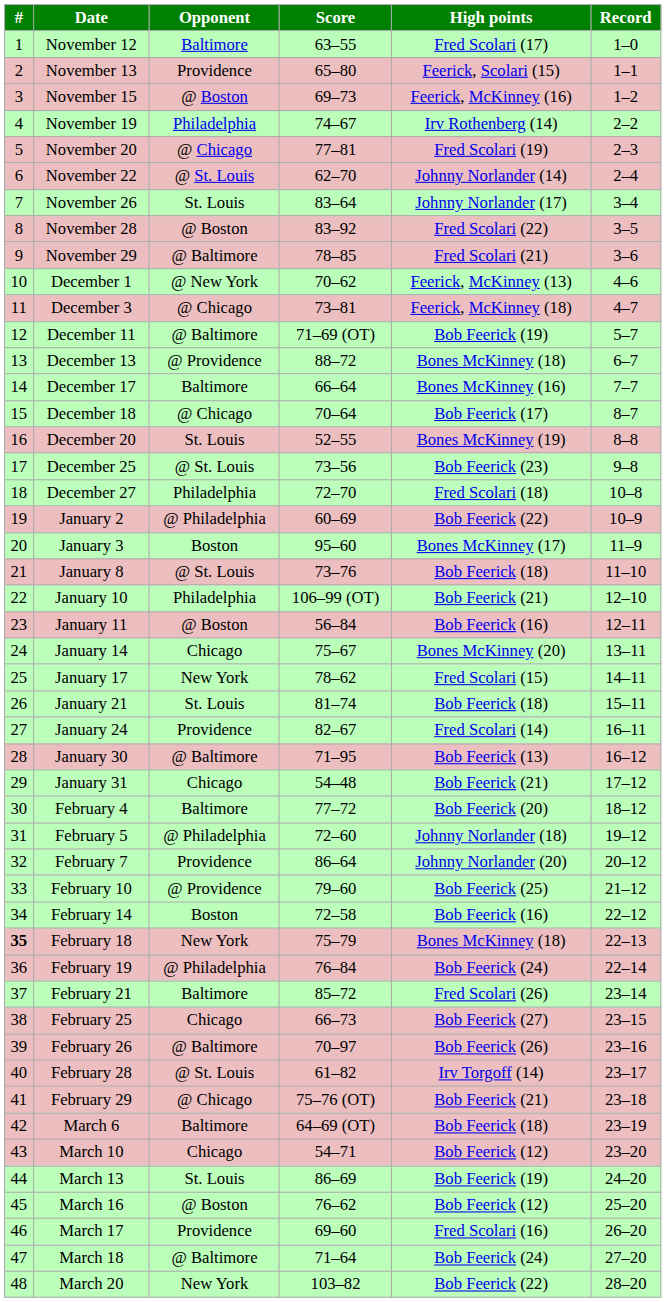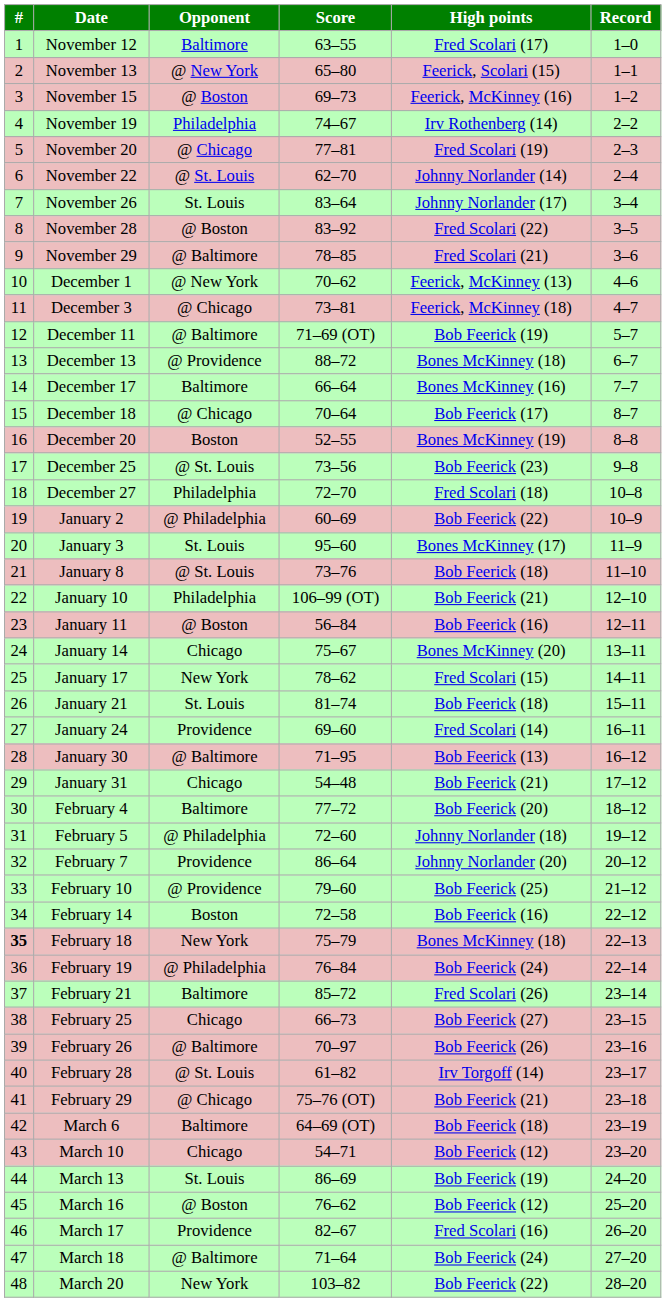(215, 70) Providence -> (215, 70) @ New York
(215, 439) St. Louis -> (215, 439) Boston
(215, 545) Boston -> (215, 545) St. Louis
(336, 730) 82–67 -> (336, 730) 69–60
(336, 1231) 69–60 -> (336, 1231) 82–67
